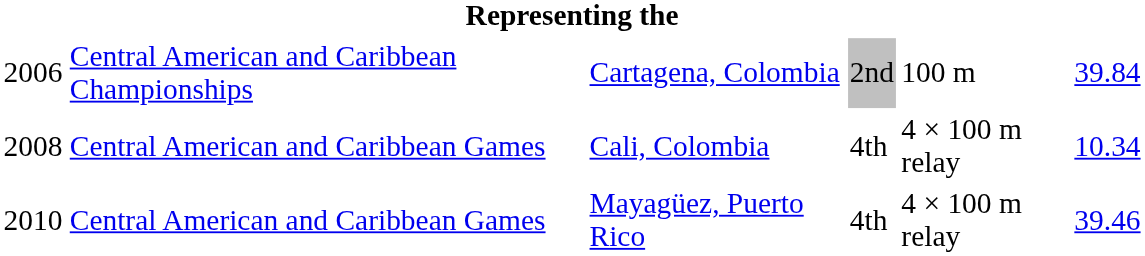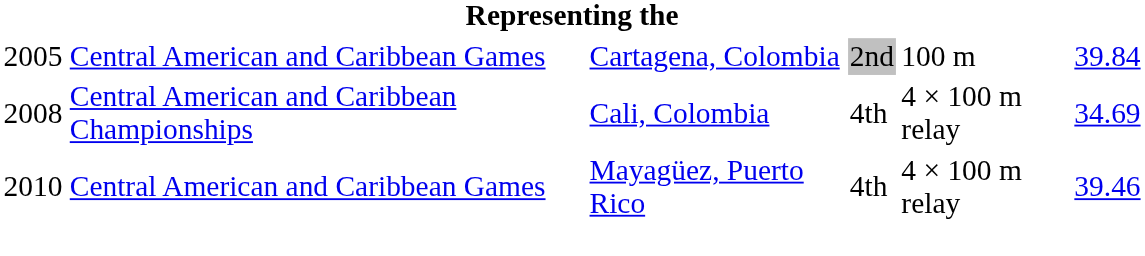(33, 72) 2006 -> (33, 56) 2005
(263, 72) Central American and Caribbean Championships -> (308, 56) Central American and Caribbean Games
(308, 146) Central American and Caribbean Games -> (263, 113) Central American and Caribbean Championships
(1107, 146) 10.34 -> (1107, 113) 34.69
